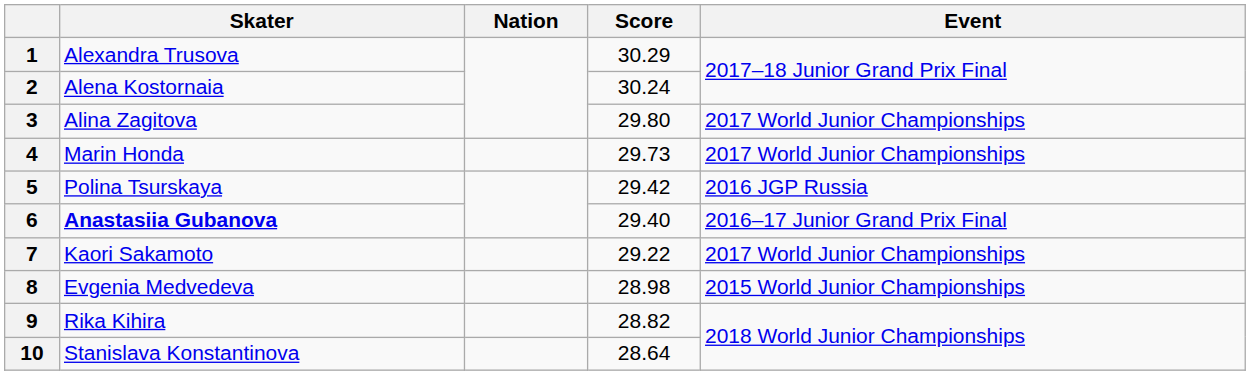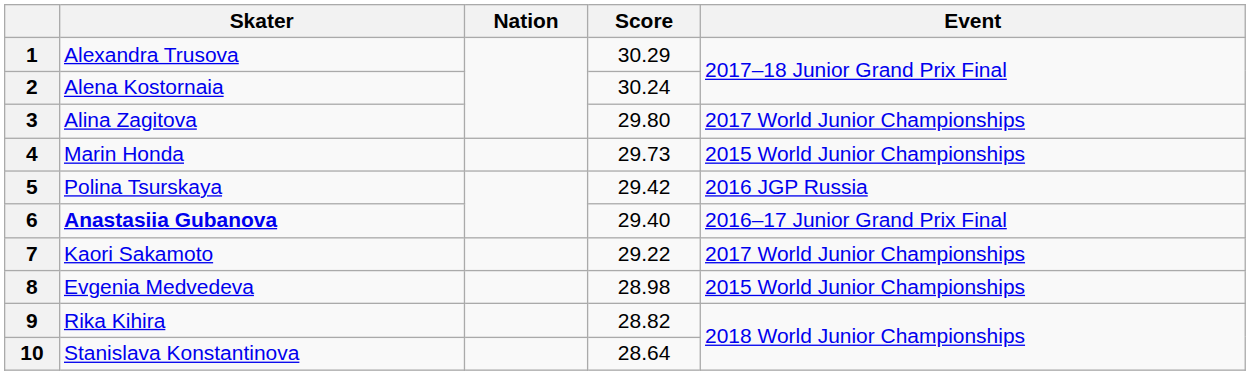(865, 154) 2017 World Junior Championships -> (865, 154) 2015 World Junior Championships
